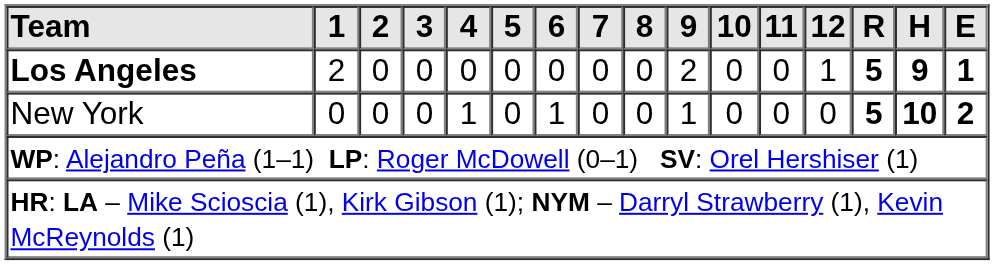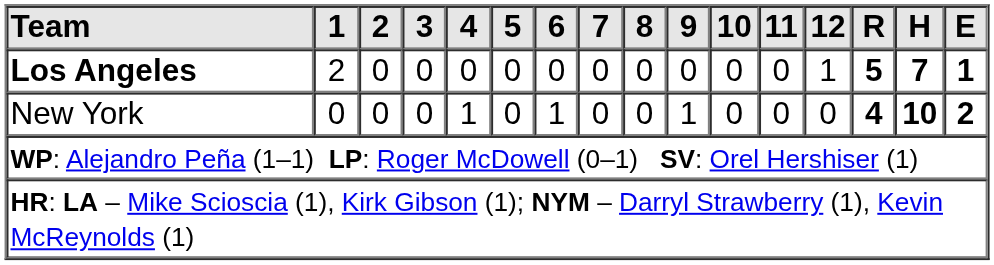(688, 70) 2 -> (688, 70) 0
(920, 70) 9 -> (920, 70) 7
(874, 113) 5 -> (874, 113) 4
